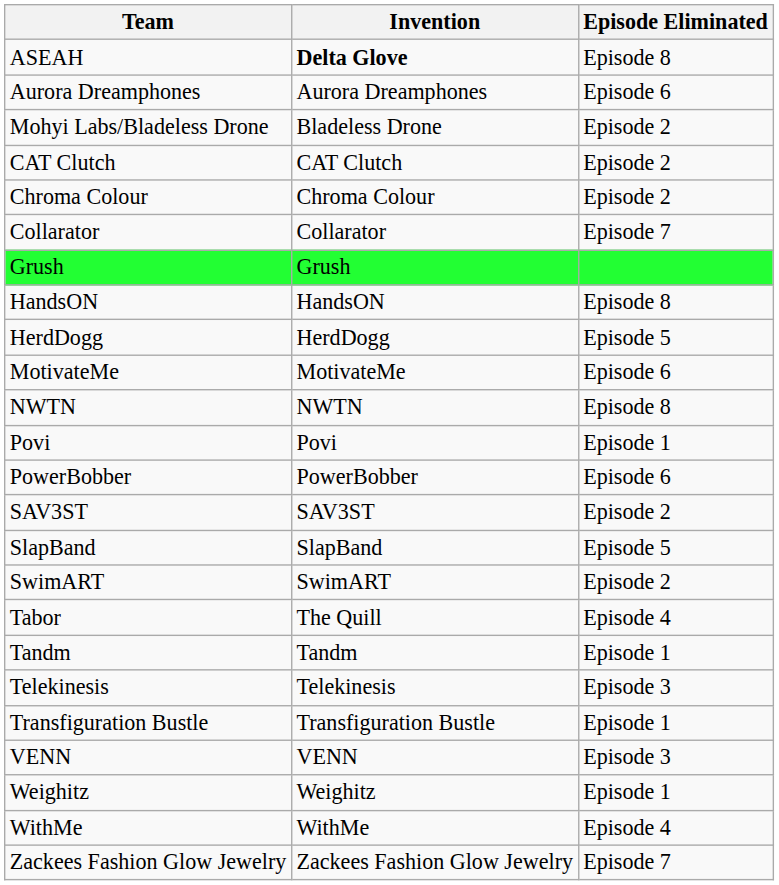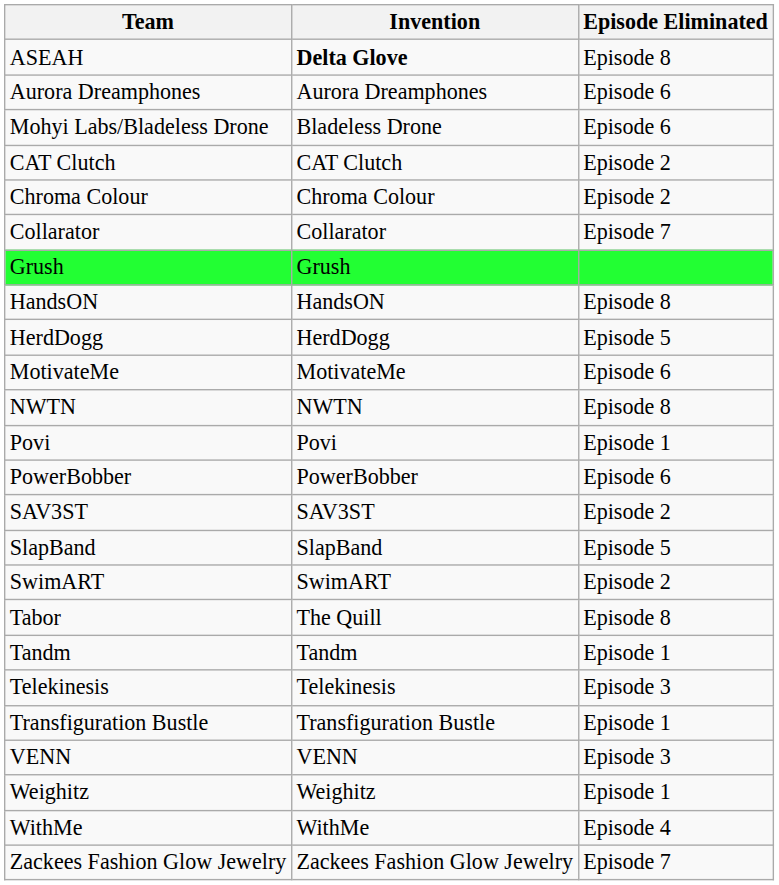(627, 127) Episode 2 -> (627, 127) Episode 6
(627, 617) Episode 4 -> (627, 617) Episode 8
